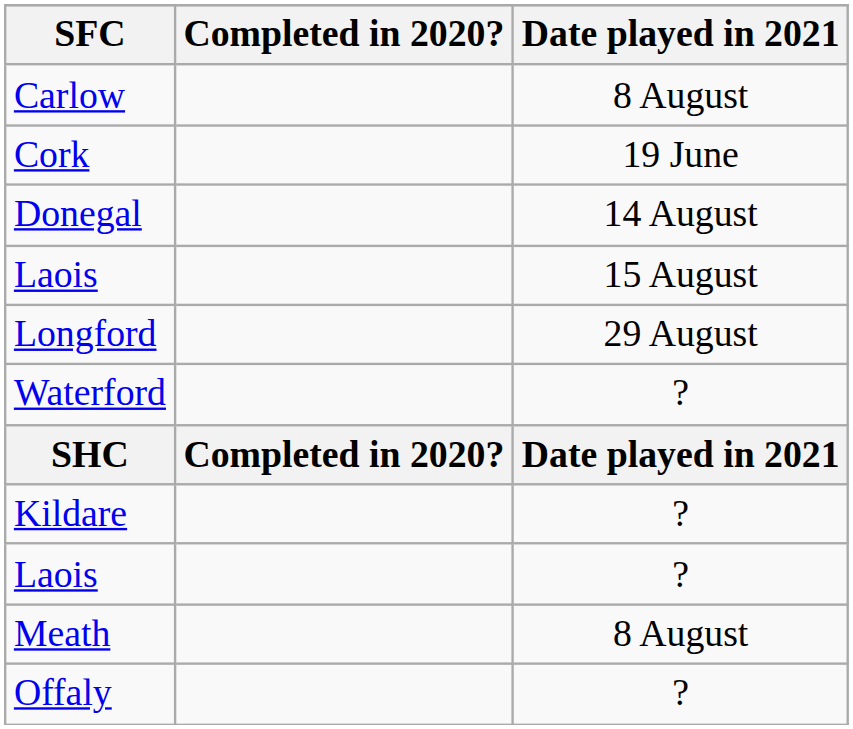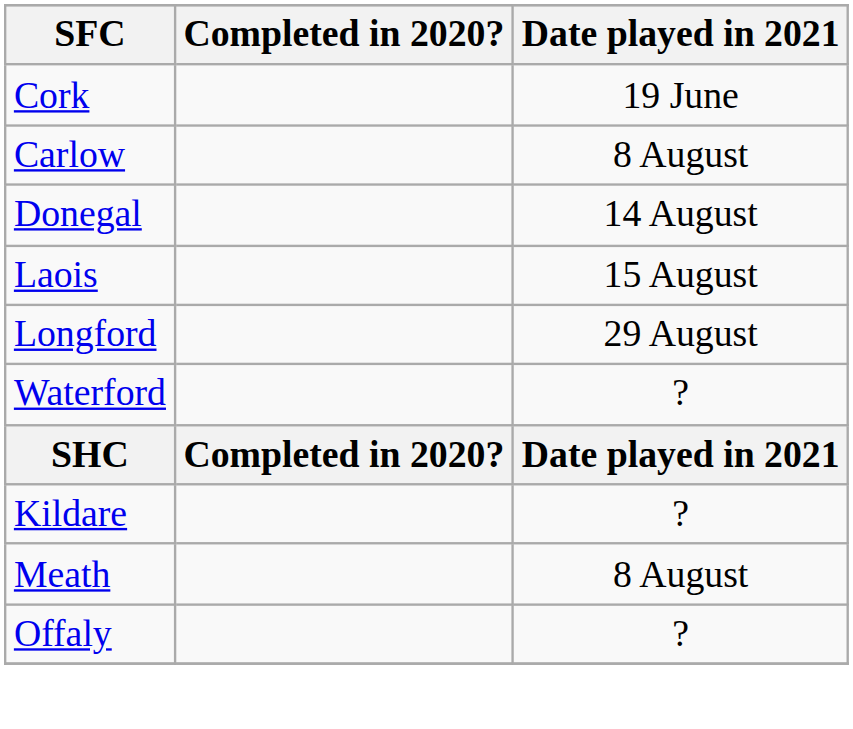rows swapped: (69, 94) <-> (52, 154)
- row: (56, 573)
